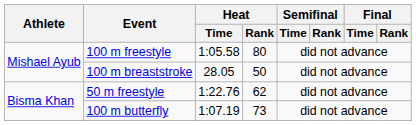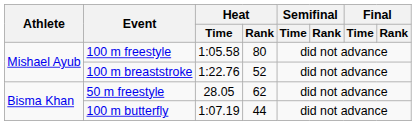(219, 72) 28.05 -> (219, 72) 1:22.76
(260, 72) 50 -> (260, 72) 52
(219, 92) 1:22.76 -> (219, 92) 28.05
(260, 111) 73 -> (260, 111) 44
